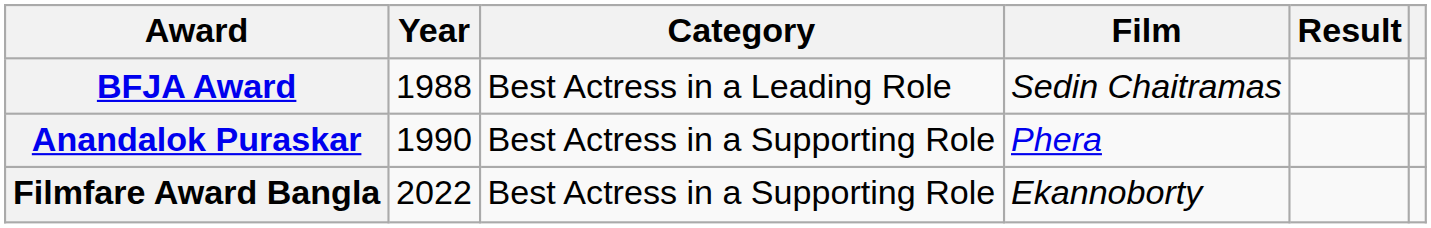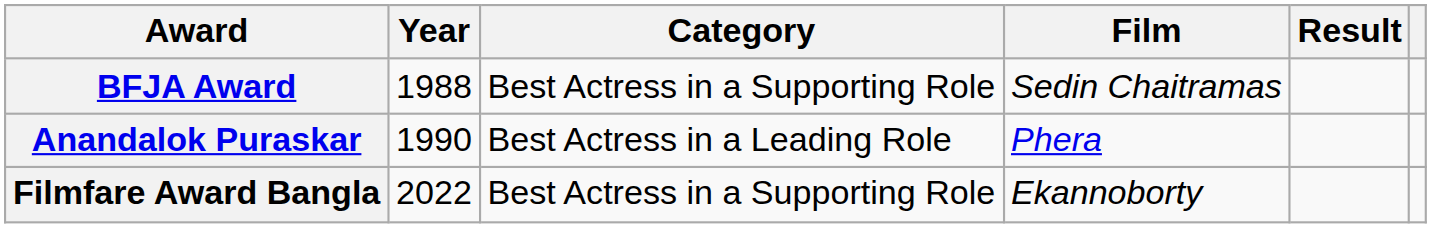(720, 85) Best Actress in a Leading Role -> (741, 85) Best Actress in a Supporting Role
(741, 139) Best Actress in a Supporting Role -> (720, 139) Best Actress in a Leading Role
